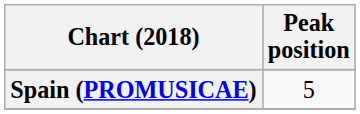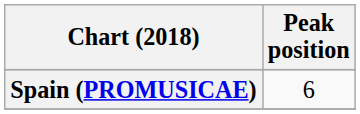(309, 89) 5 -> (309, 89) 6
